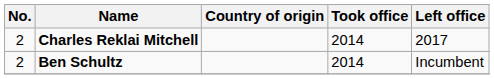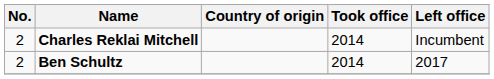(432, 40) 2017 -> (450, 40) Incumbent
(450, 63) Incumbent -> (432, 63) 2017
